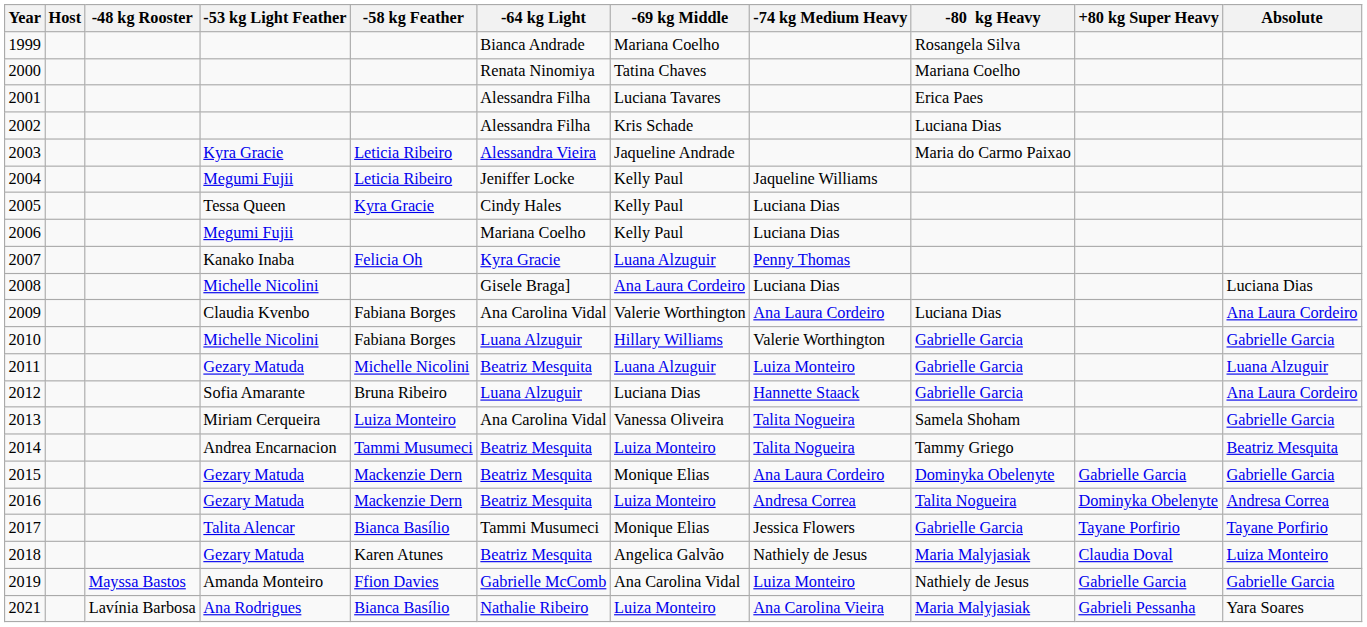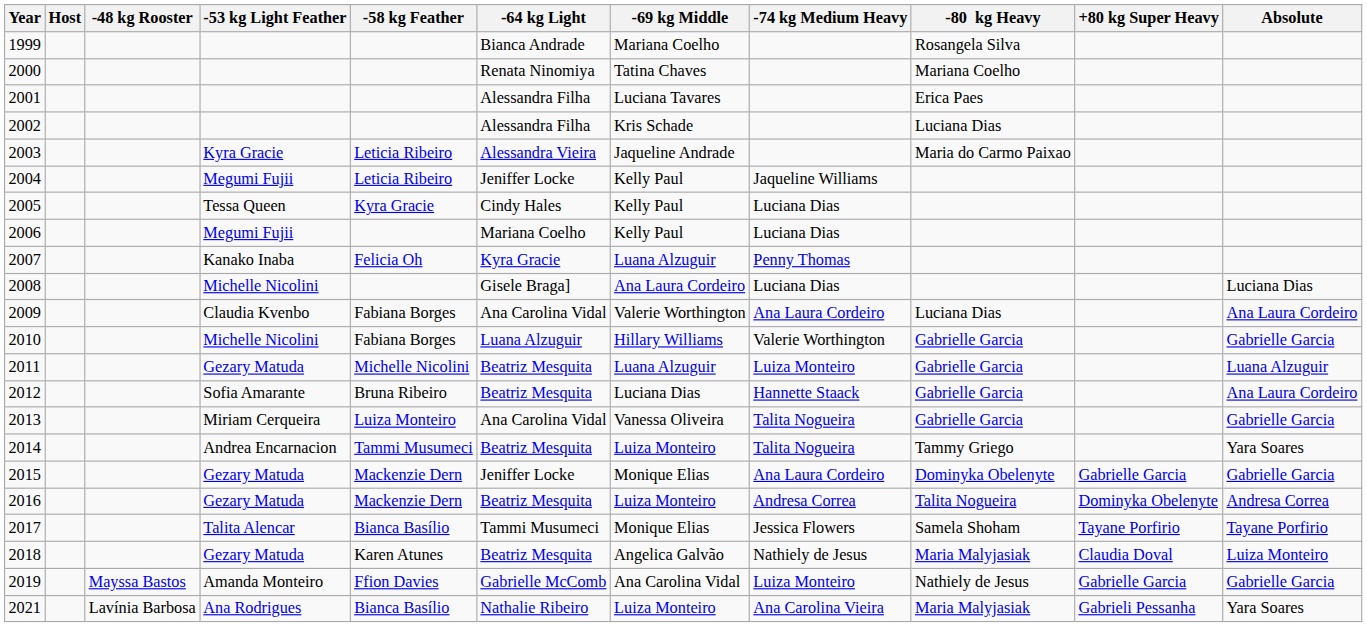(531, 394) Luana Alzuguir -> (536, 394) Beatriz Mesquita
(968, 420) Samela Shoham -> (969, 420) Gabrielle Garcia
(1282, 447) Beatriz Mesquita -> (1265, 447) Yara Soares
(536, 474) Beatriz Mesquita -> (527, 474) Jeniffer Locke
(969, 528) Gabrielle Garcia -> (968, 528) Samela Shoham
